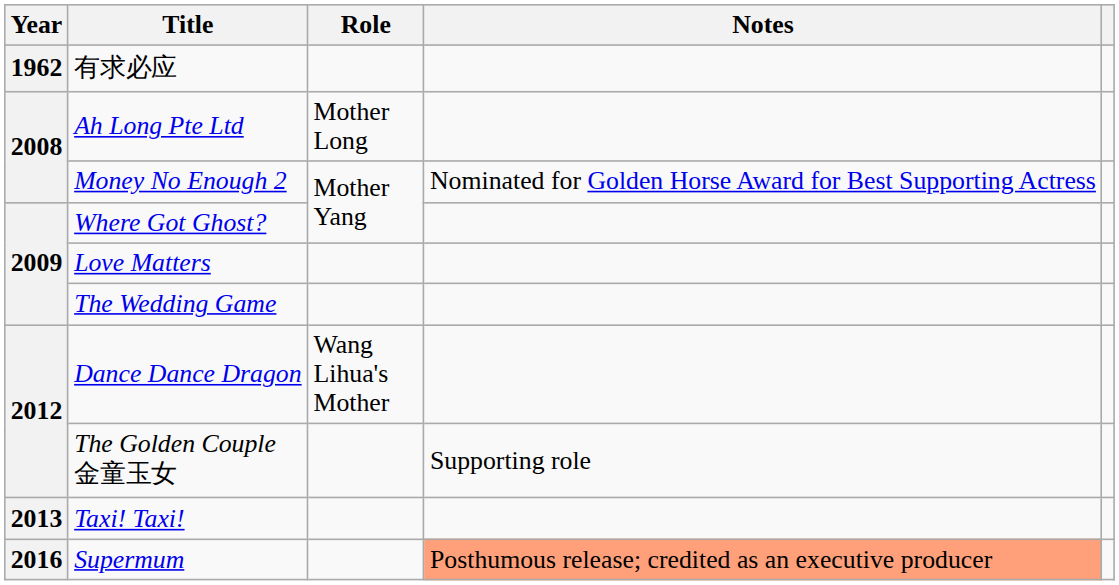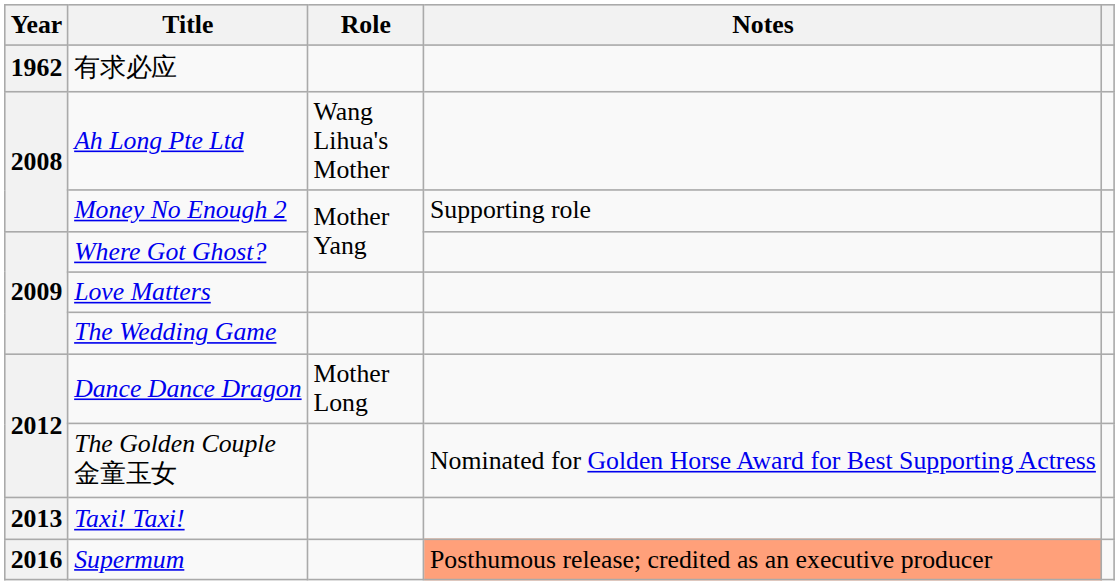(351, 125) Mother Long -> (351, 140) Wang Lihua's Mother
(763, 181) Nominated for Golden Horse Award for Best Supporting Actress -> (511, 210) Supporting role
(351, 373) Wang Lihua's Mother -> (351, 388) Mother Long
(511, 460) Supporting role -> (763, 460) Nominated for Golden Horse Award for Best Supporting Actress
